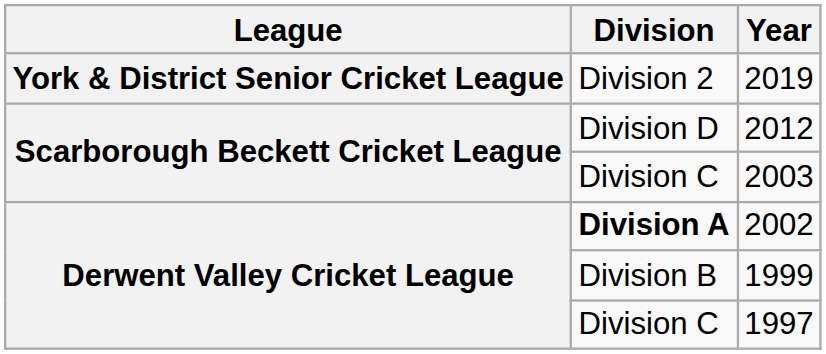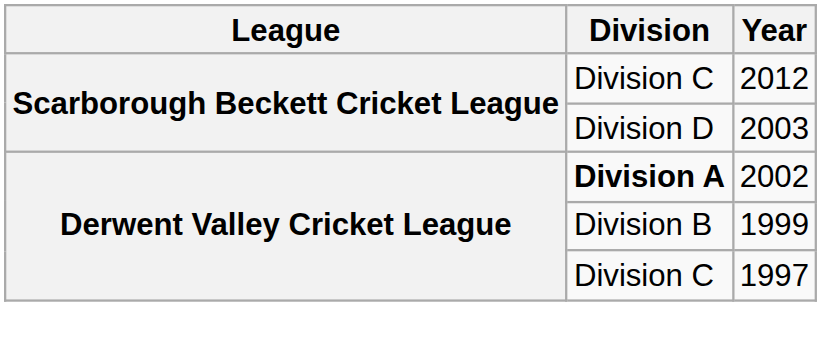- row: (779, 78)
(649, 127) Division D -> (644, 78) Division C
(649, 177) Division C -> (644, 127) Division D
